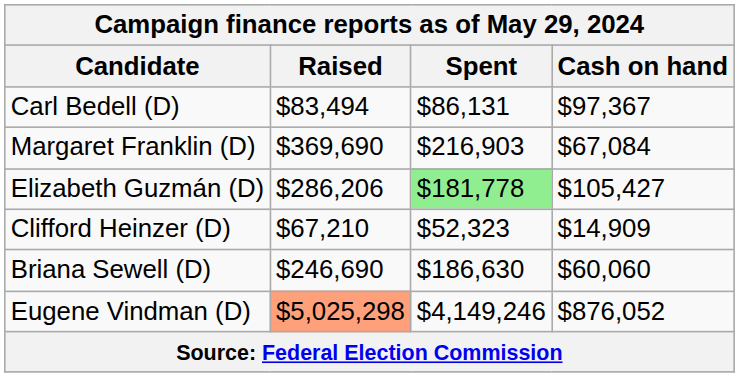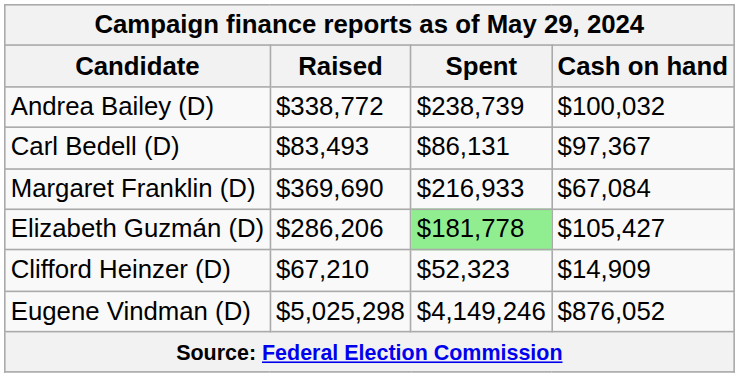+ row: (112, 106)
(323, 106) $83,494 -> (323, 147) $83,493
(471, 147) $216,903 -> (471, 188) $216,933
- row: (111, 270)
(340, 310) lightsalmon background -> (340, 310) no background
